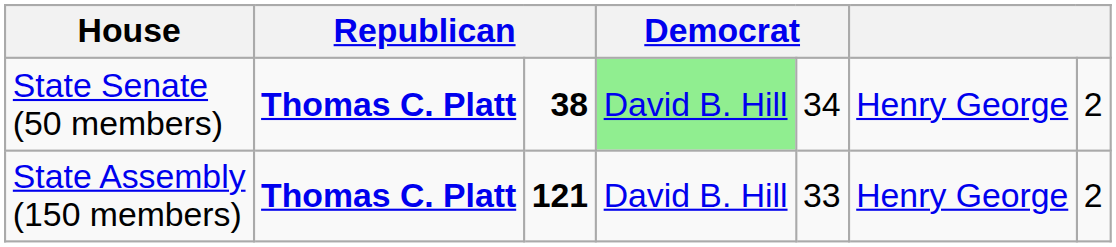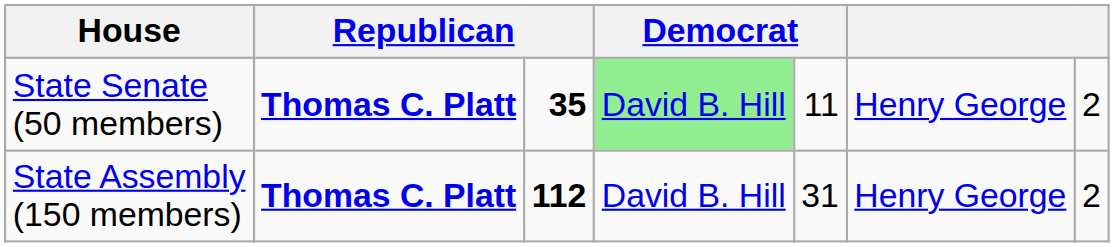(569, 103) 38 -> (567, 103) 35
(822, 103) 34 -> (821, 103) 11
(560, 195) 121 -> (559, 195) 112
(822, 195) 33 -> (820, 195) 31
